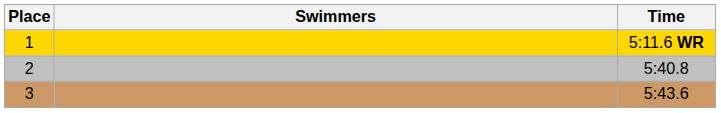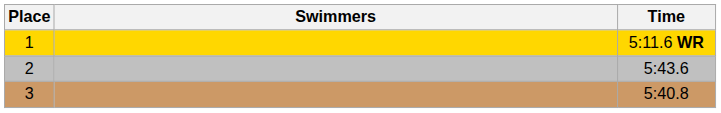(666, 68) 5:40.8 -> (666, 68) 5:43.6
(666, 94) 5:43.6 -> (666, 94) 5:40.8
